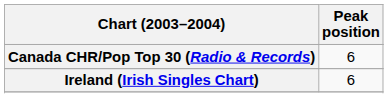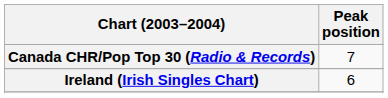(351, 56) 6 -> (351, 56) 7
